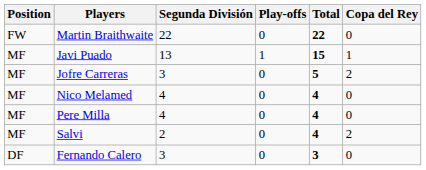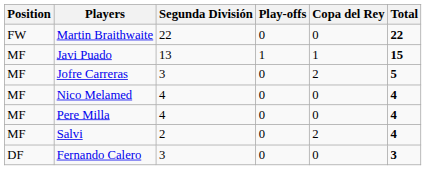columns swapped: (382, 14) <-> (326, 14)
